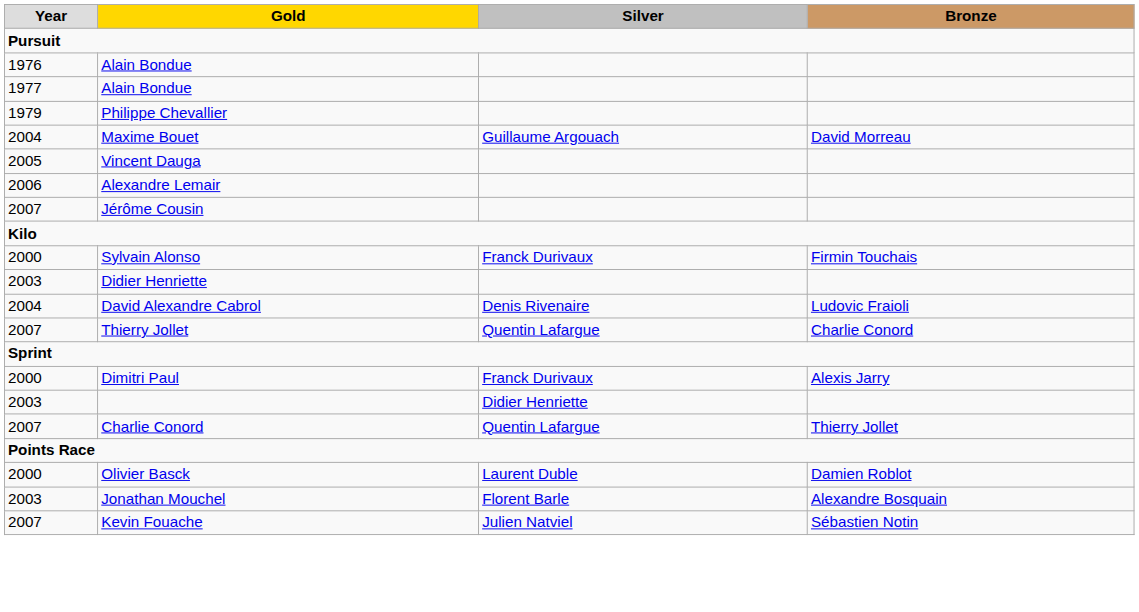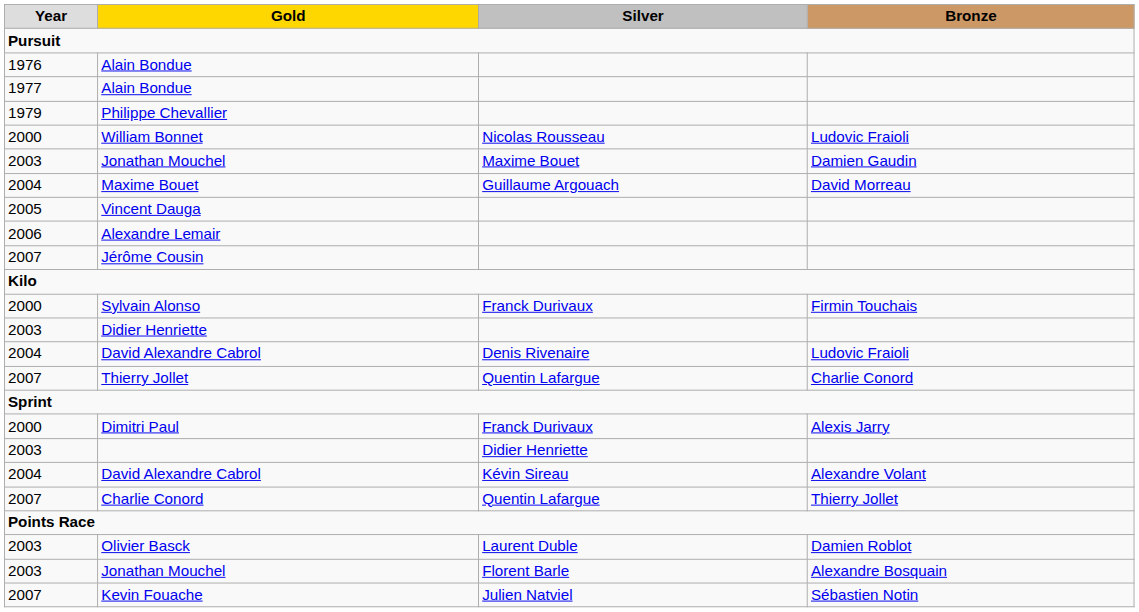+ row: (152, 137)
+ row: (163, 161)
+ row: (181, 474)
(25, 474) 2000 -> (25, 546) 2003
